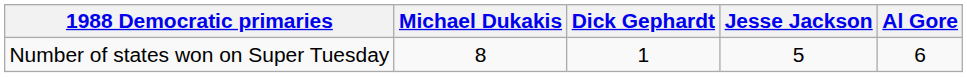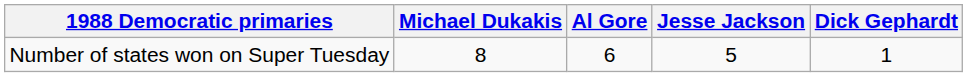columns swapped: (920, 21) <-> (643, 21)
